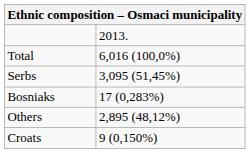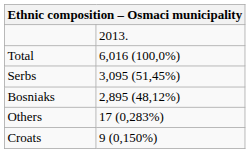(131, 96) 17 (0,283%) -> (140, 96) 2,895 (48,12%)
(140, 117) 2,895 (48,12%) -> (131, 117) 17 (0,283%)
